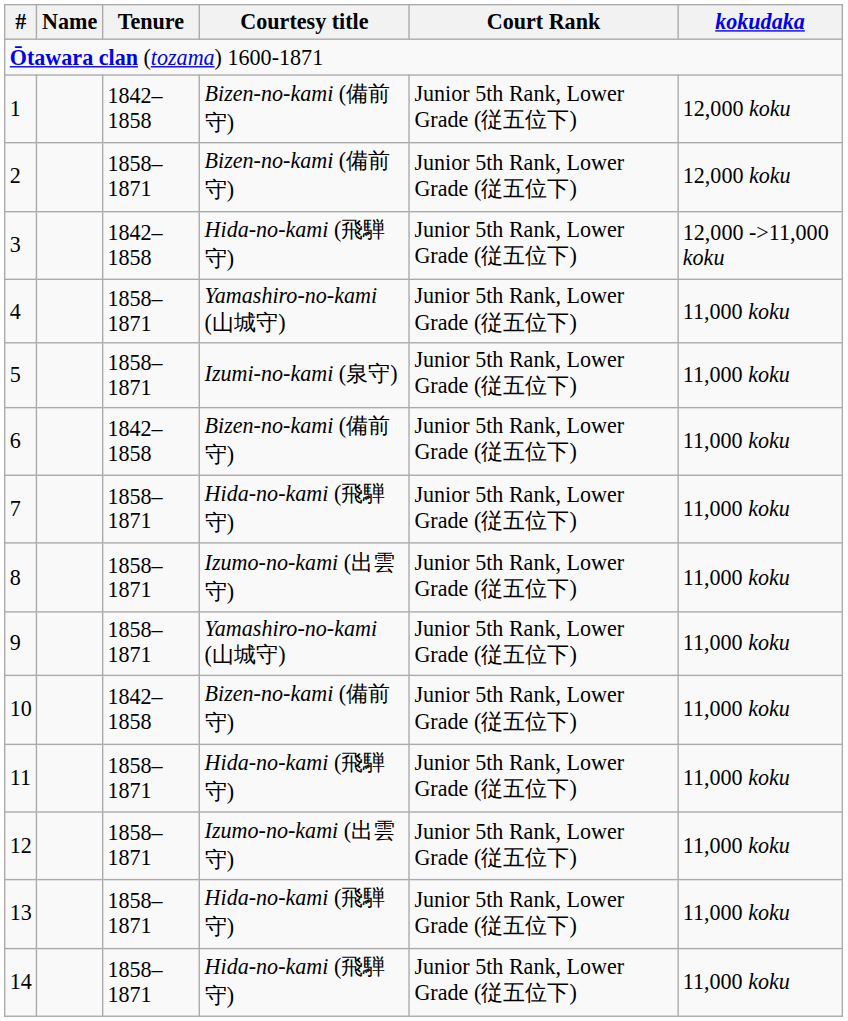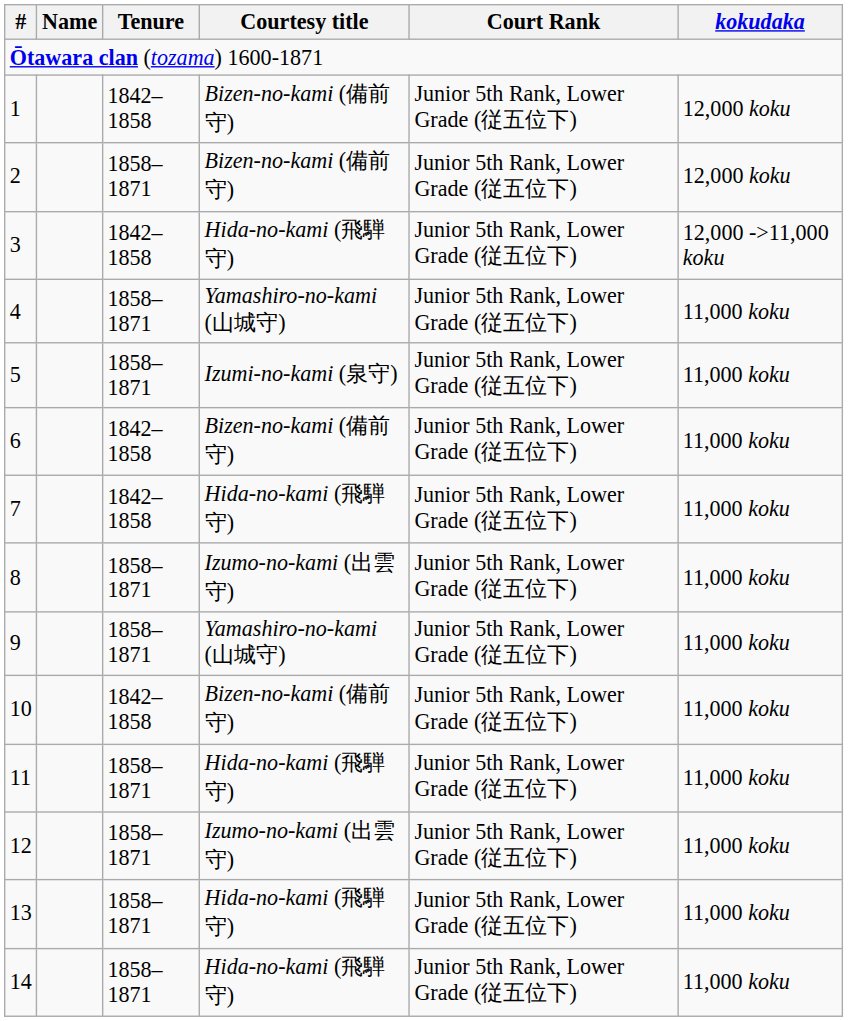(135, 509) 1858–1871 -> (135, 509) 1842–1858
